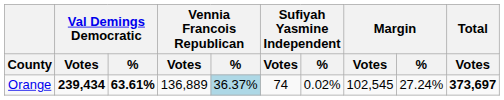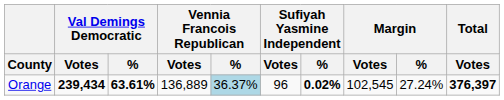(281, 85) 74 -> (281, 85) 96
(322, 85) normal -> (322, 85) bold
(473, 85) 373,697 -> (473, 85) 376,397
